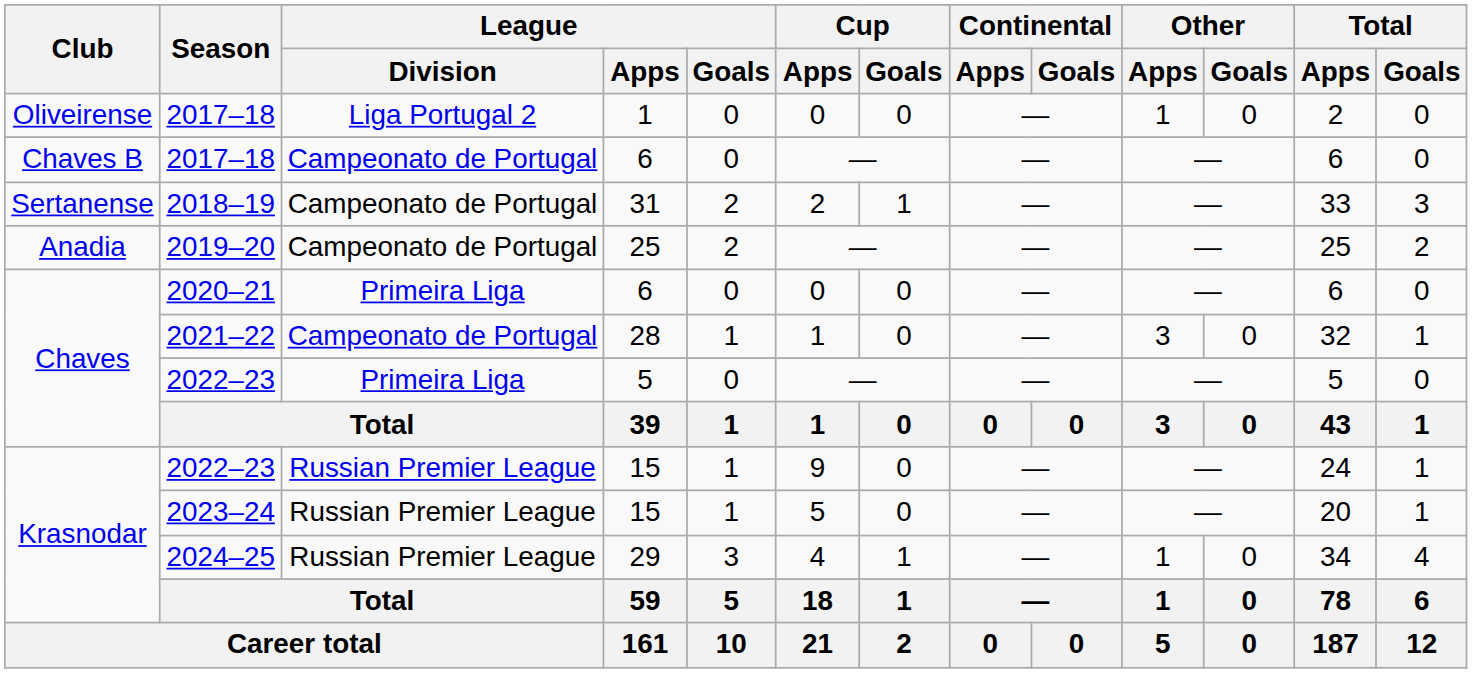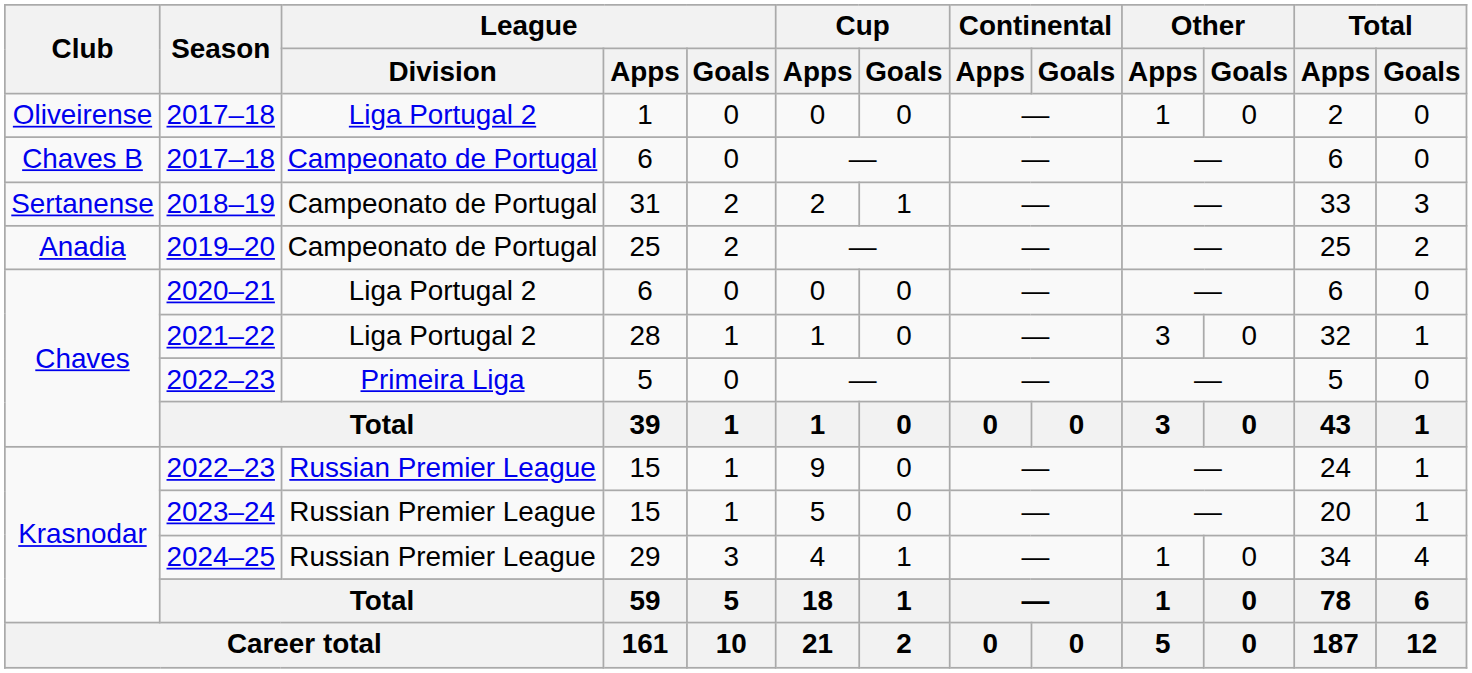(443, 291) Primeira Liga -> (443, 291) Liga Portugal 2
(443, 335) Campeonato de Portugal -> (443, 335) Liga Portugal 2
